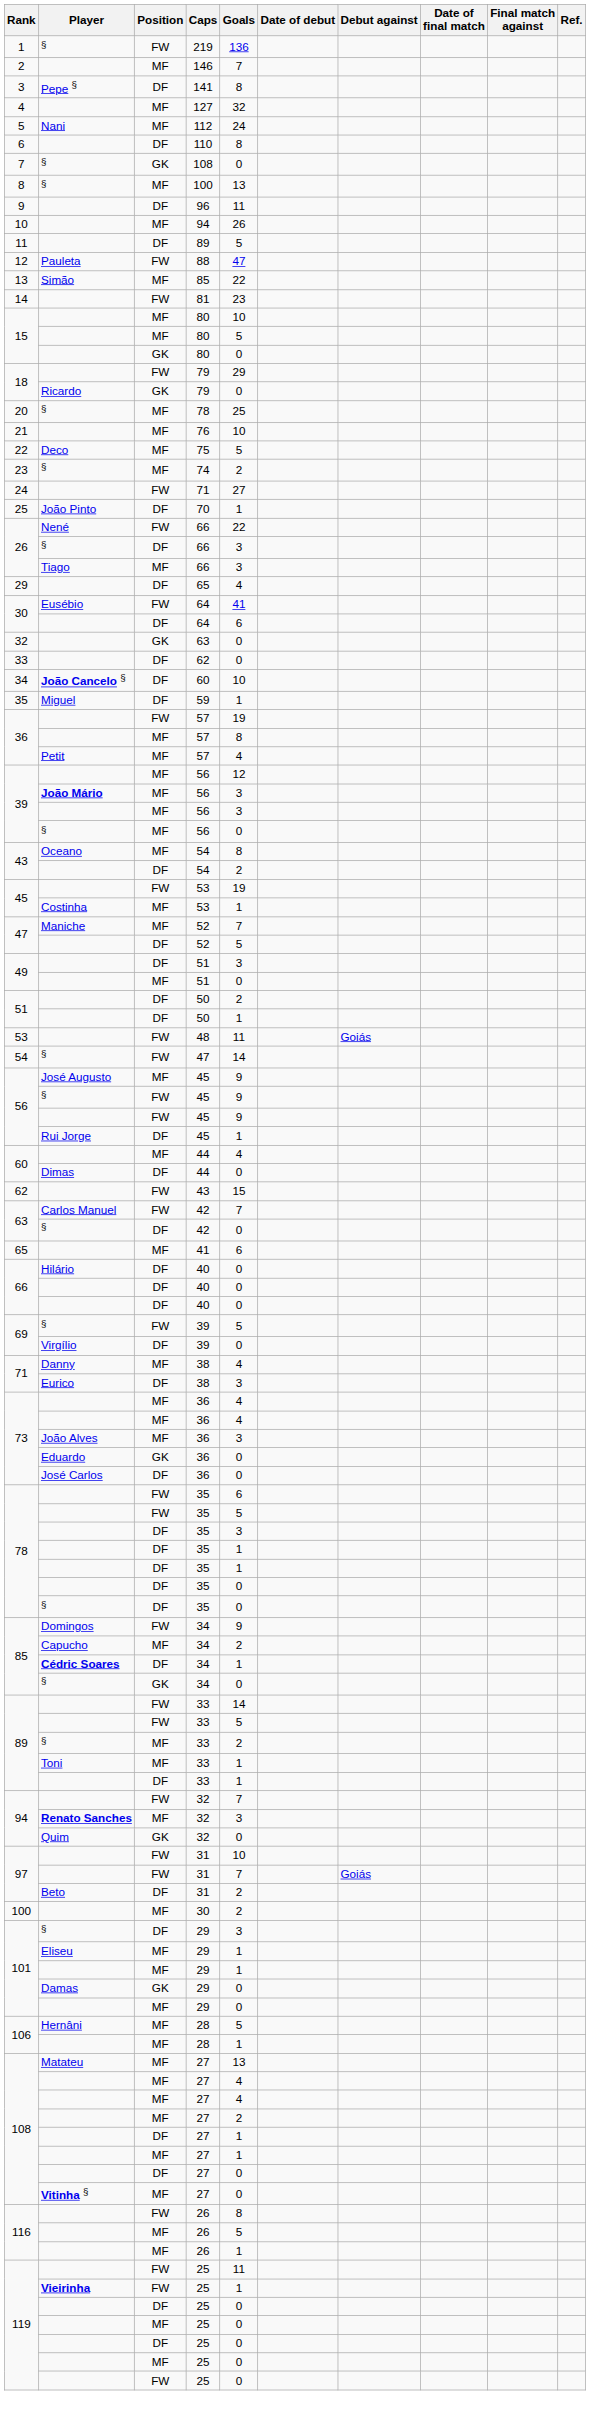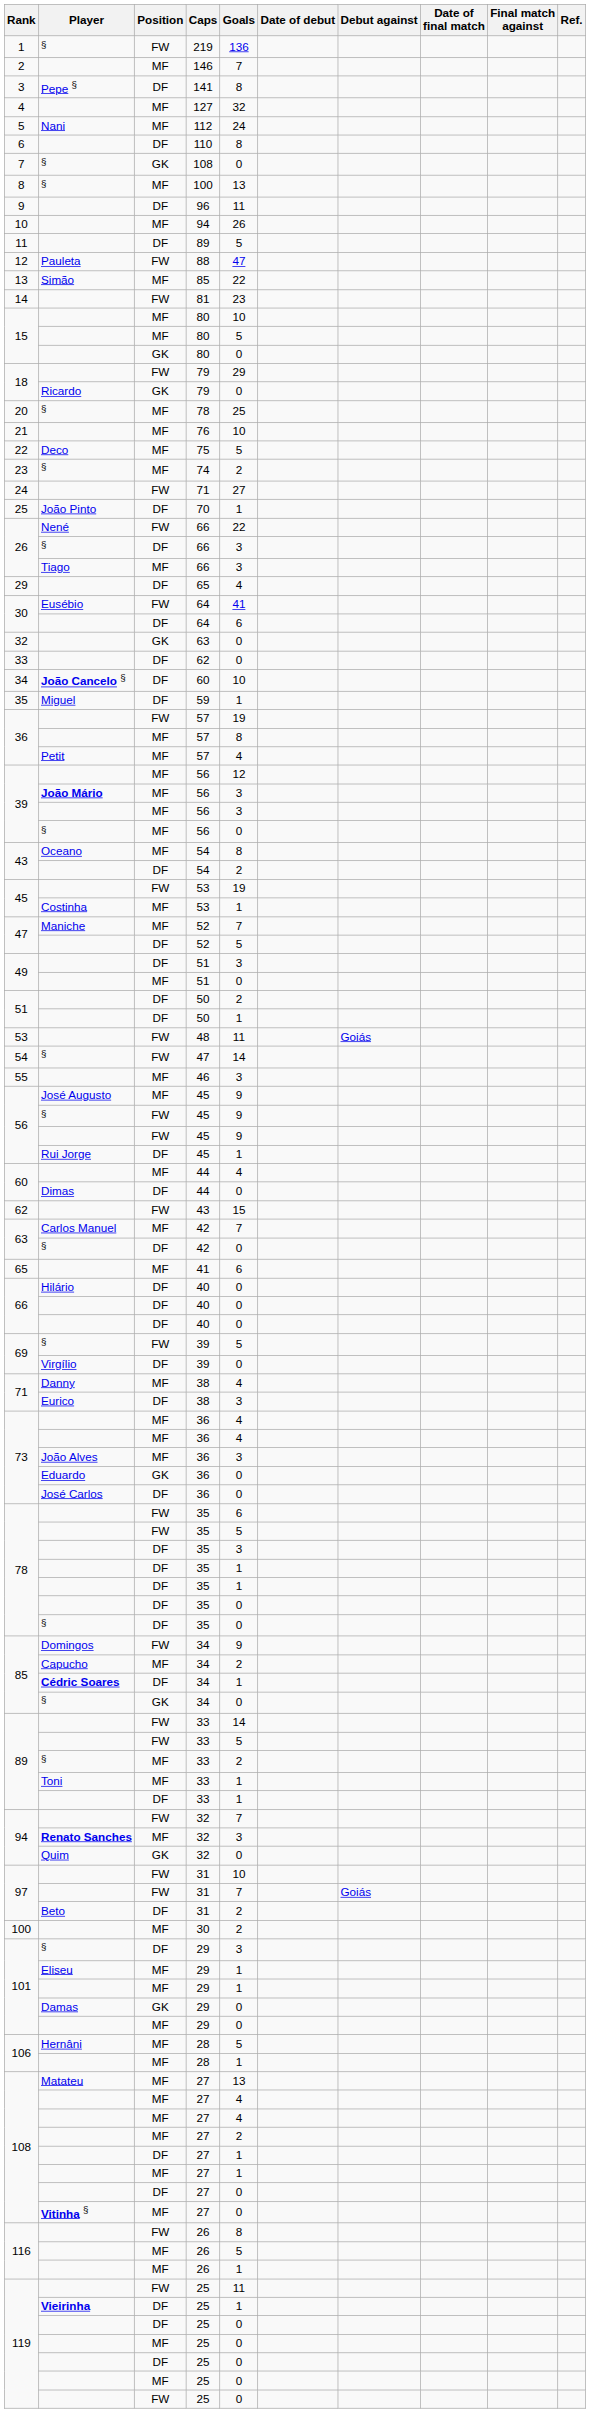+ row: (21, 1077)
(160, 1210) FW -> (160, 1228) MF
(160, 2288) FW -> (160, 2306) DF
